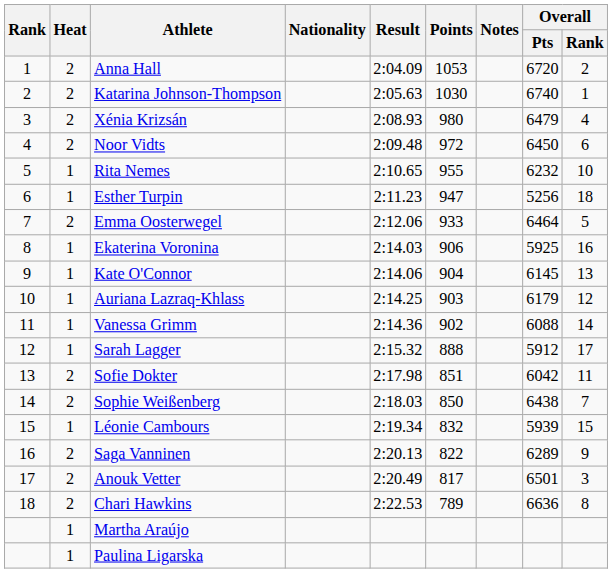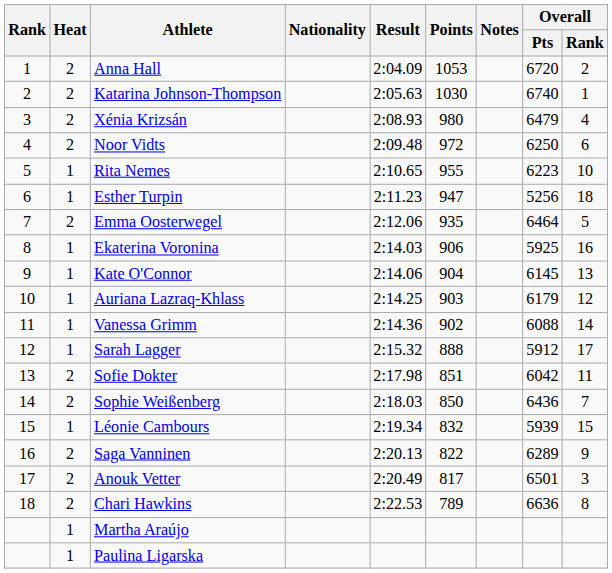(542, 145) 6450 -> (542, 145) 6250
(542, 171) 6232 -> (542, 171) 6223
(451, 222) 933 -> (451, 222) 935
(542, 401) 6438 -> (542, 401) 6436
